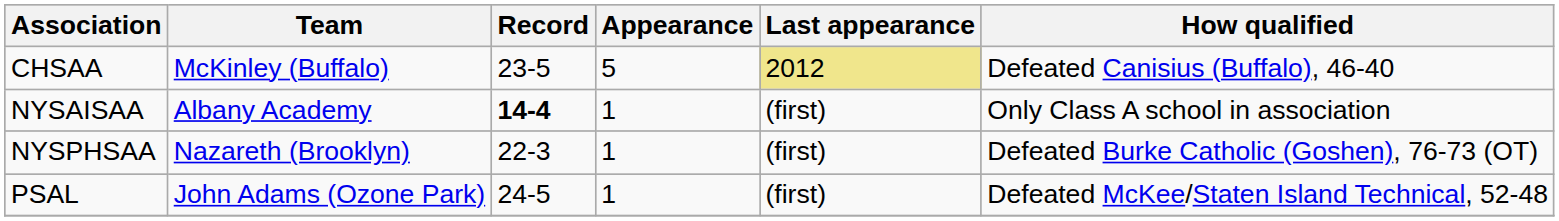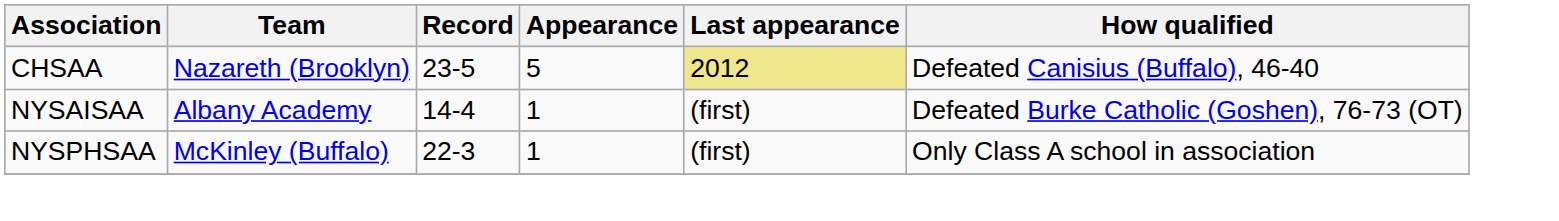(281, 67) McKinley (Buffalo) -> (292, 67) Nazareth (Brooklyn)
(524, 109) bold -> (449, 109) normal
(1189, 109) Only Class A school in association -> (1187, 109) Defeated Burke Catholic (Goshen), 76-73 (OT)
(292, 151) Nazareth (Brooklyn) -> (281, 151) McKinley (Buffalo)
(1263, 151) Defeated Burke Catholic (Goshen), 76-73 (OT) -> (1114, 151) Only Class A school in association
- row: (45, 194)
